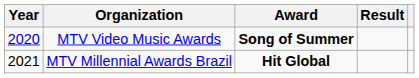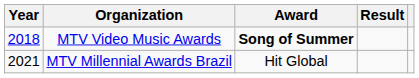(24, 38) 2020 -> (24, 38) 2018
(296, 61) bold -> (296, 61) normal
